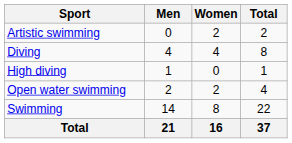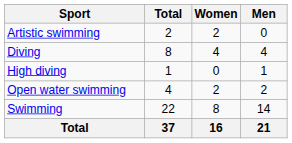columns swapped: (168, 14) <-> (264, 14)
